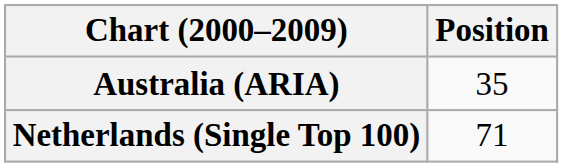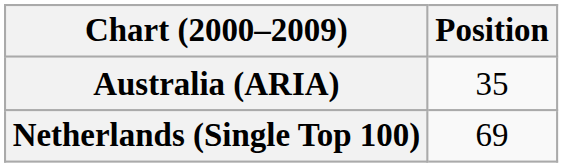(492, 135) 71 -> (492, 135) 69
